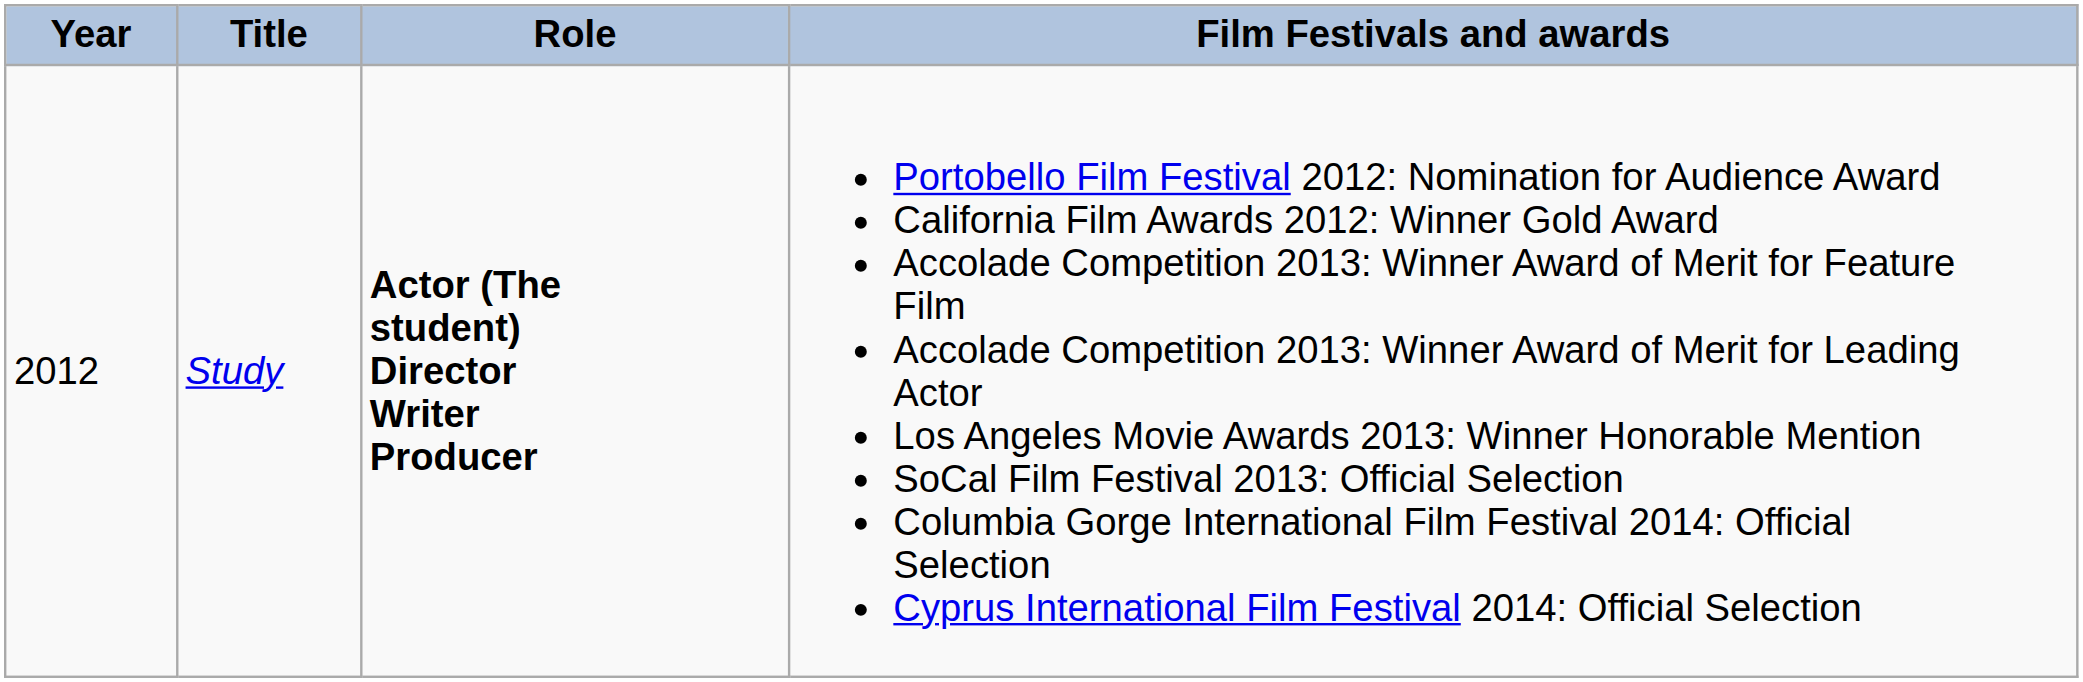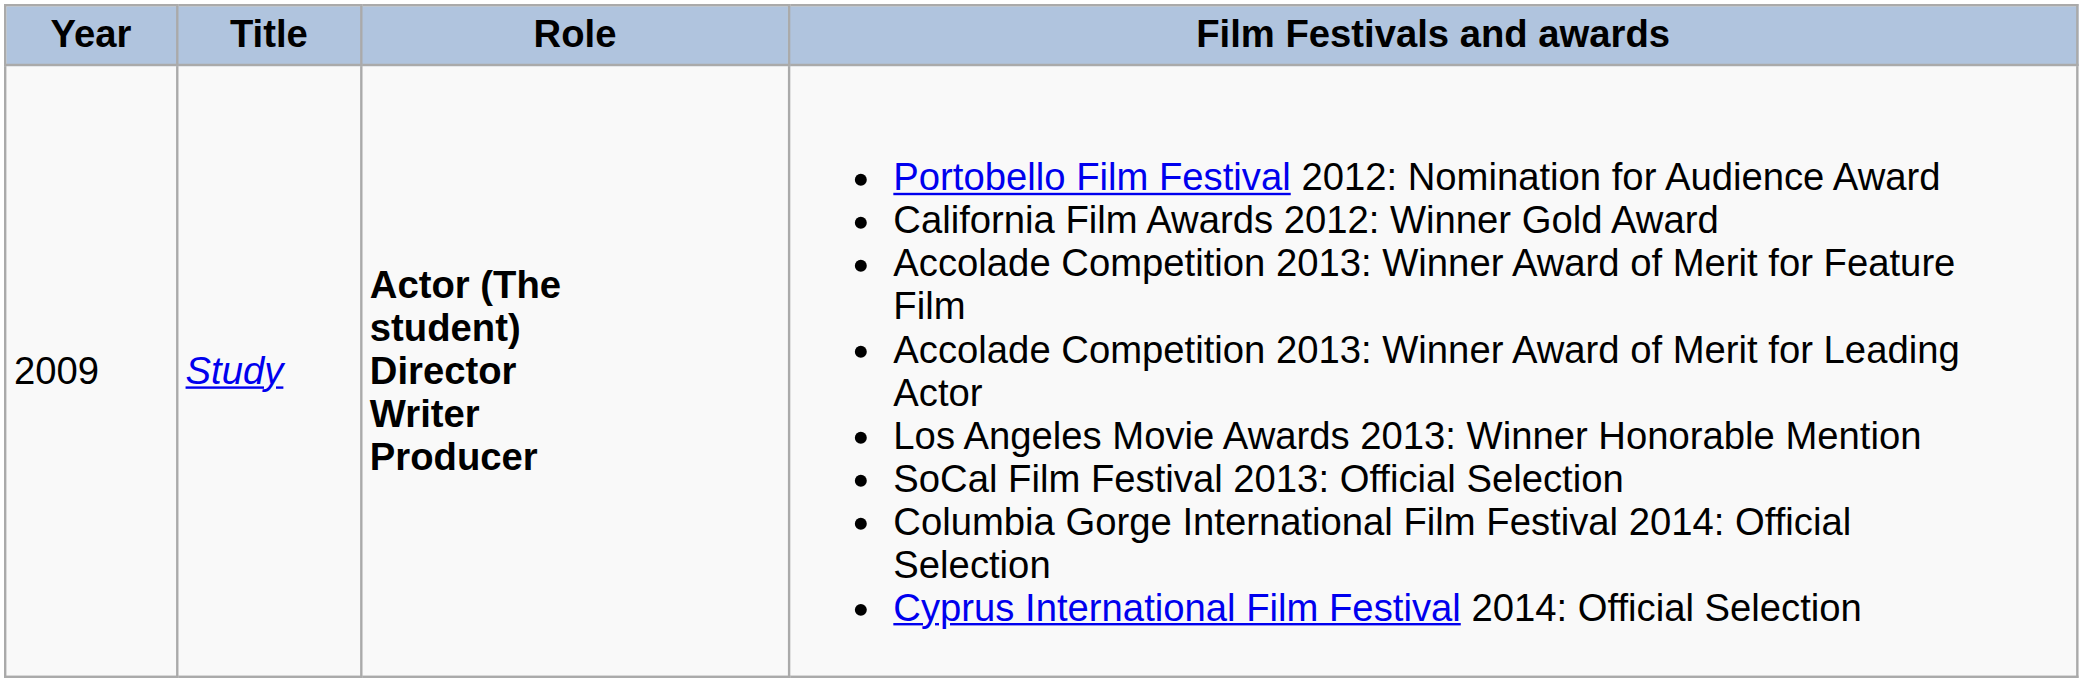(57, 370) 2012 -> (57, 370) 2009
